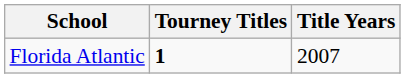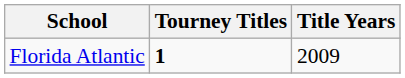(318, 55) 2007 -> (318, 55) 2009
